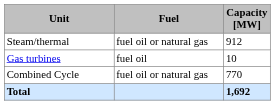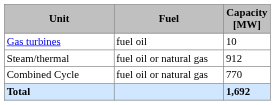rows swapped: (38, 41) <-> (34, 58)
